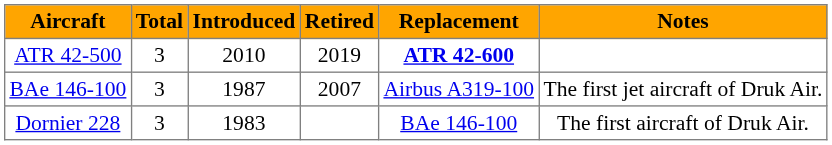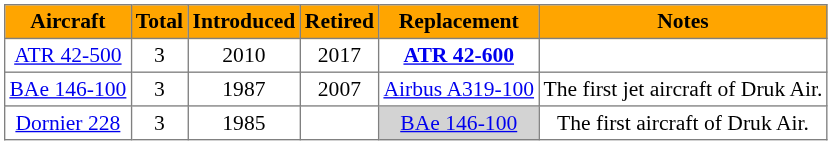(339, 55) 2019 -> (339, 55) 2017
(244, 122) 1983 -> (244, 122) 1985
(459, 122) no background -> (459, 122) lightgrey background
